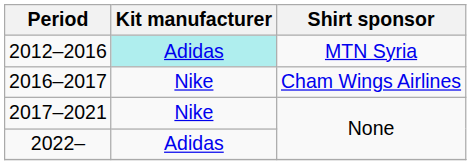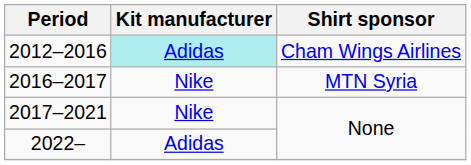(371, 50) MTN Syria -> (371, 50) Cham Wings Airlines
(371, 81) Cham Wings Airlines -> (371, 81) MTN Syria
